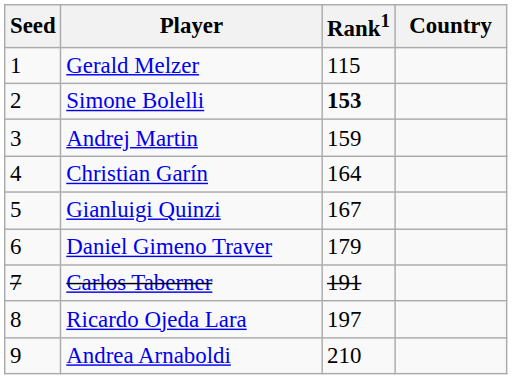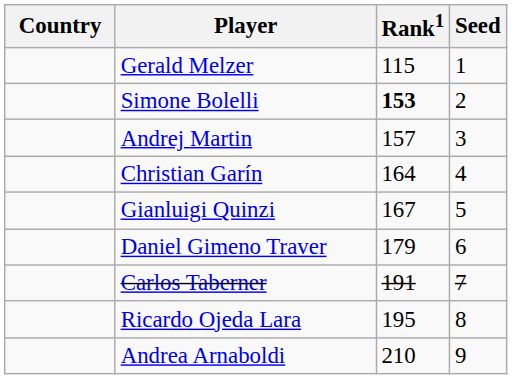columns swapped: (451, 25) <-> (33, 25)
(344, 137) 159 -> (399, 137) 157
(344, 319) 197 -> (399, 319) 195
